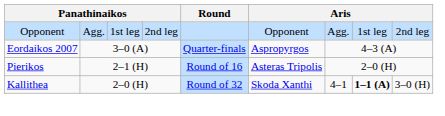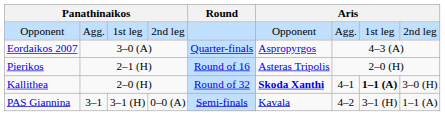(282, 84) normal -> (291, 84) bold
+ row: (39, 102)
